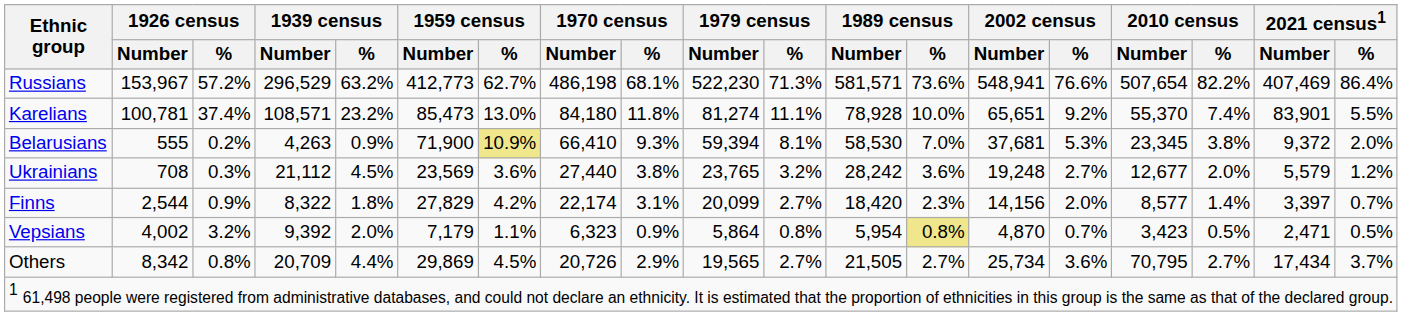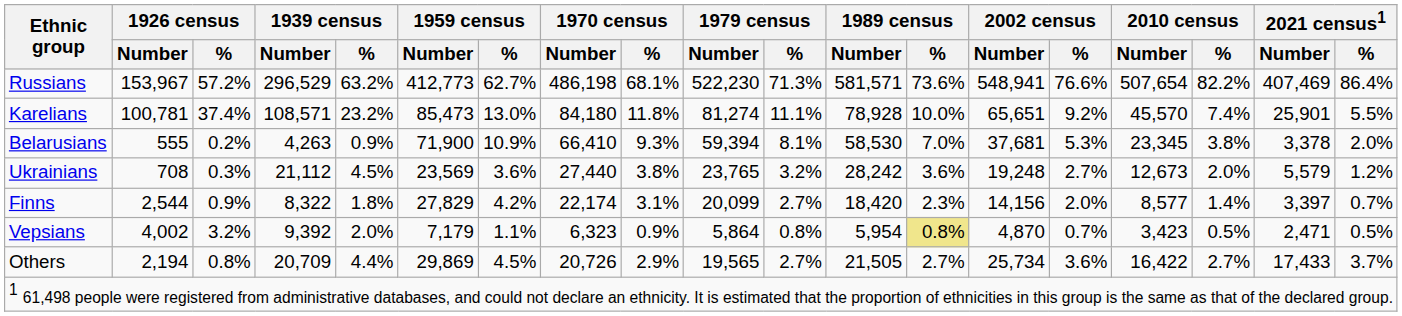(1159, 113) 55,370 -> (1159, 113) 45,570
(1302, 113) 83,901 -> (1302, 113) 25,901
(510, 143) khaki background -> (510, 143) no background
(1307, 143) 9,372 -> (1307, 143) 3,378
(1159, 172) 12,677 -> (1159, 172) 12,673
(165, 261) 8,342 -> (165, 261) 2,194
(1159, 261) 70,795 -> (1159, 261) 16,422
(1302, 261) 17,434 -> (1302, 261) 17,433
